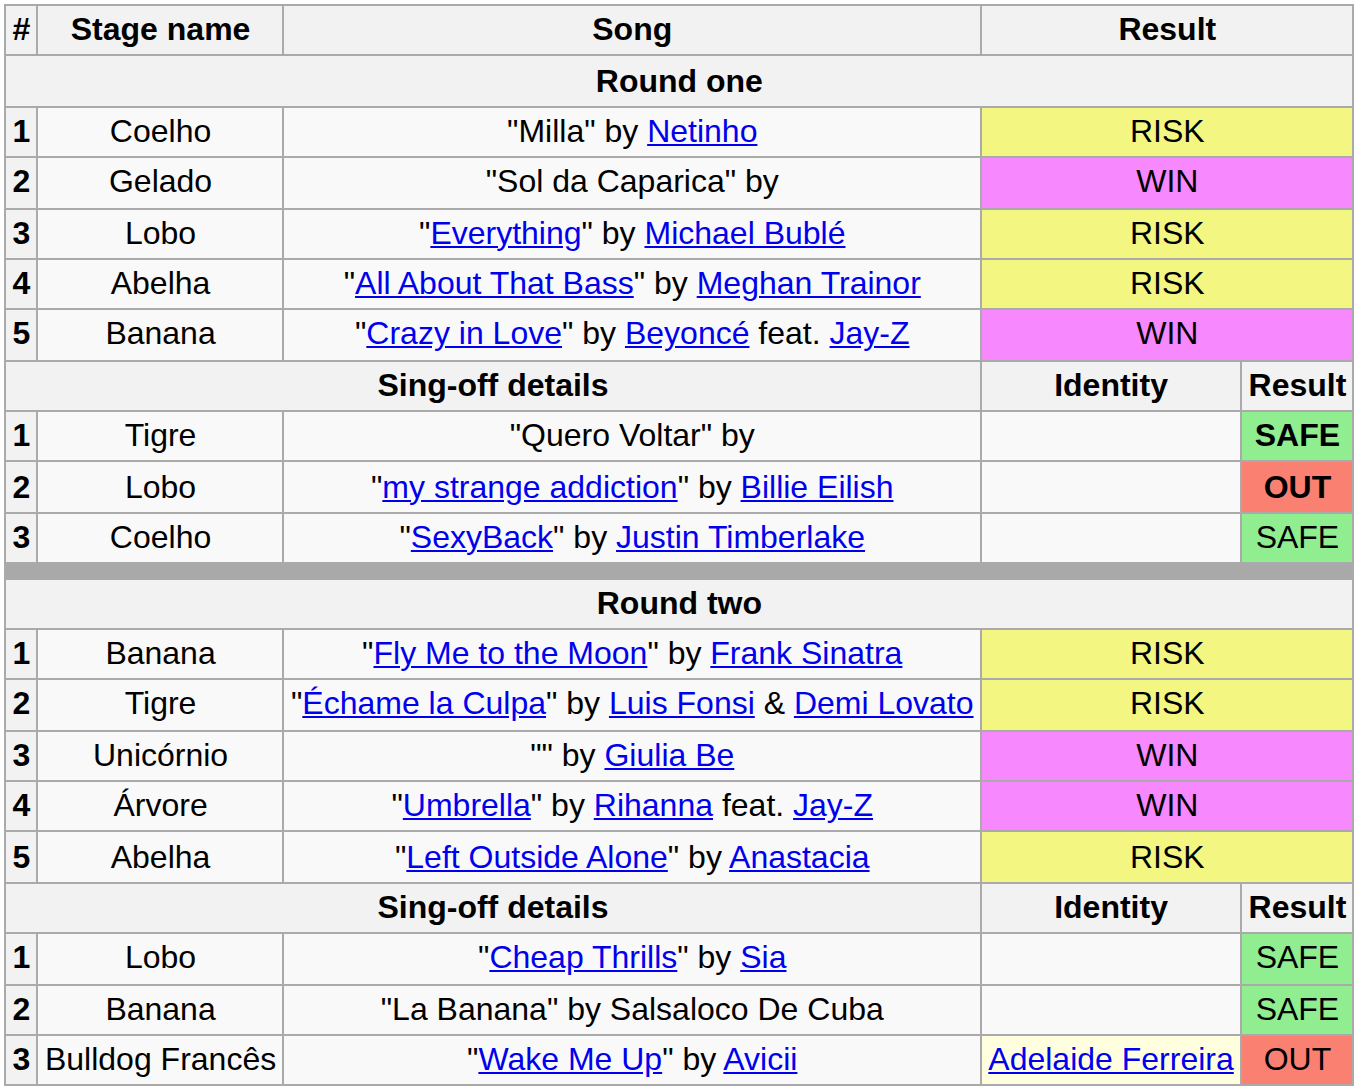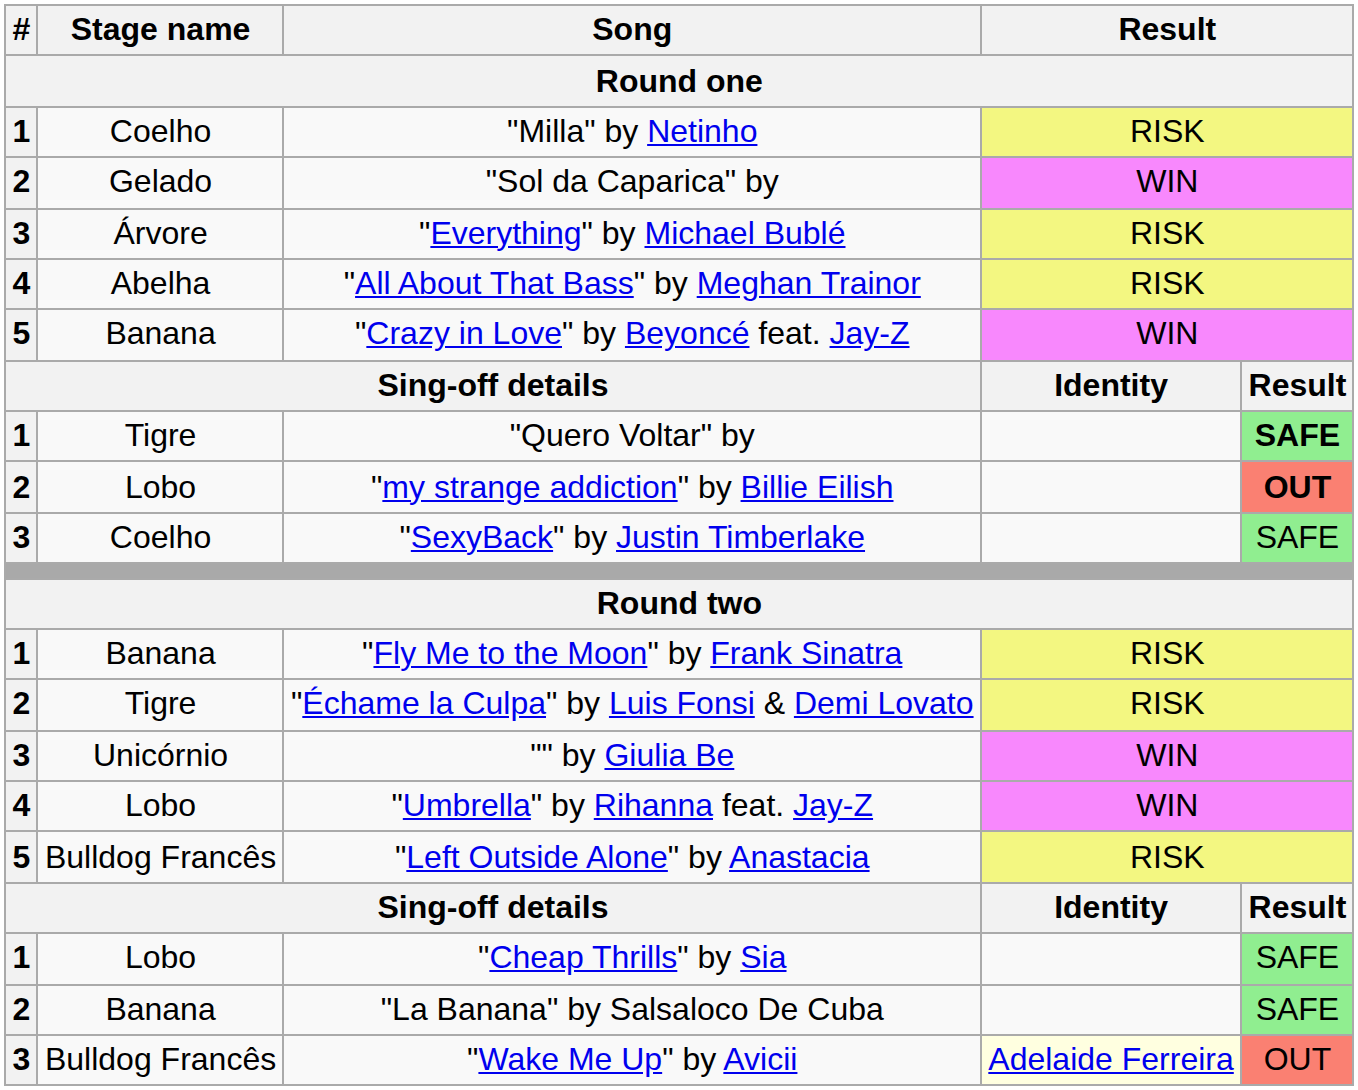(161, 232) Lobo -> (161, 232) Árvore
(161, 805) Árvore -> (161, 805) Lobo
(161, 856) Abelha -> (161, 856) Bulldog Francês
